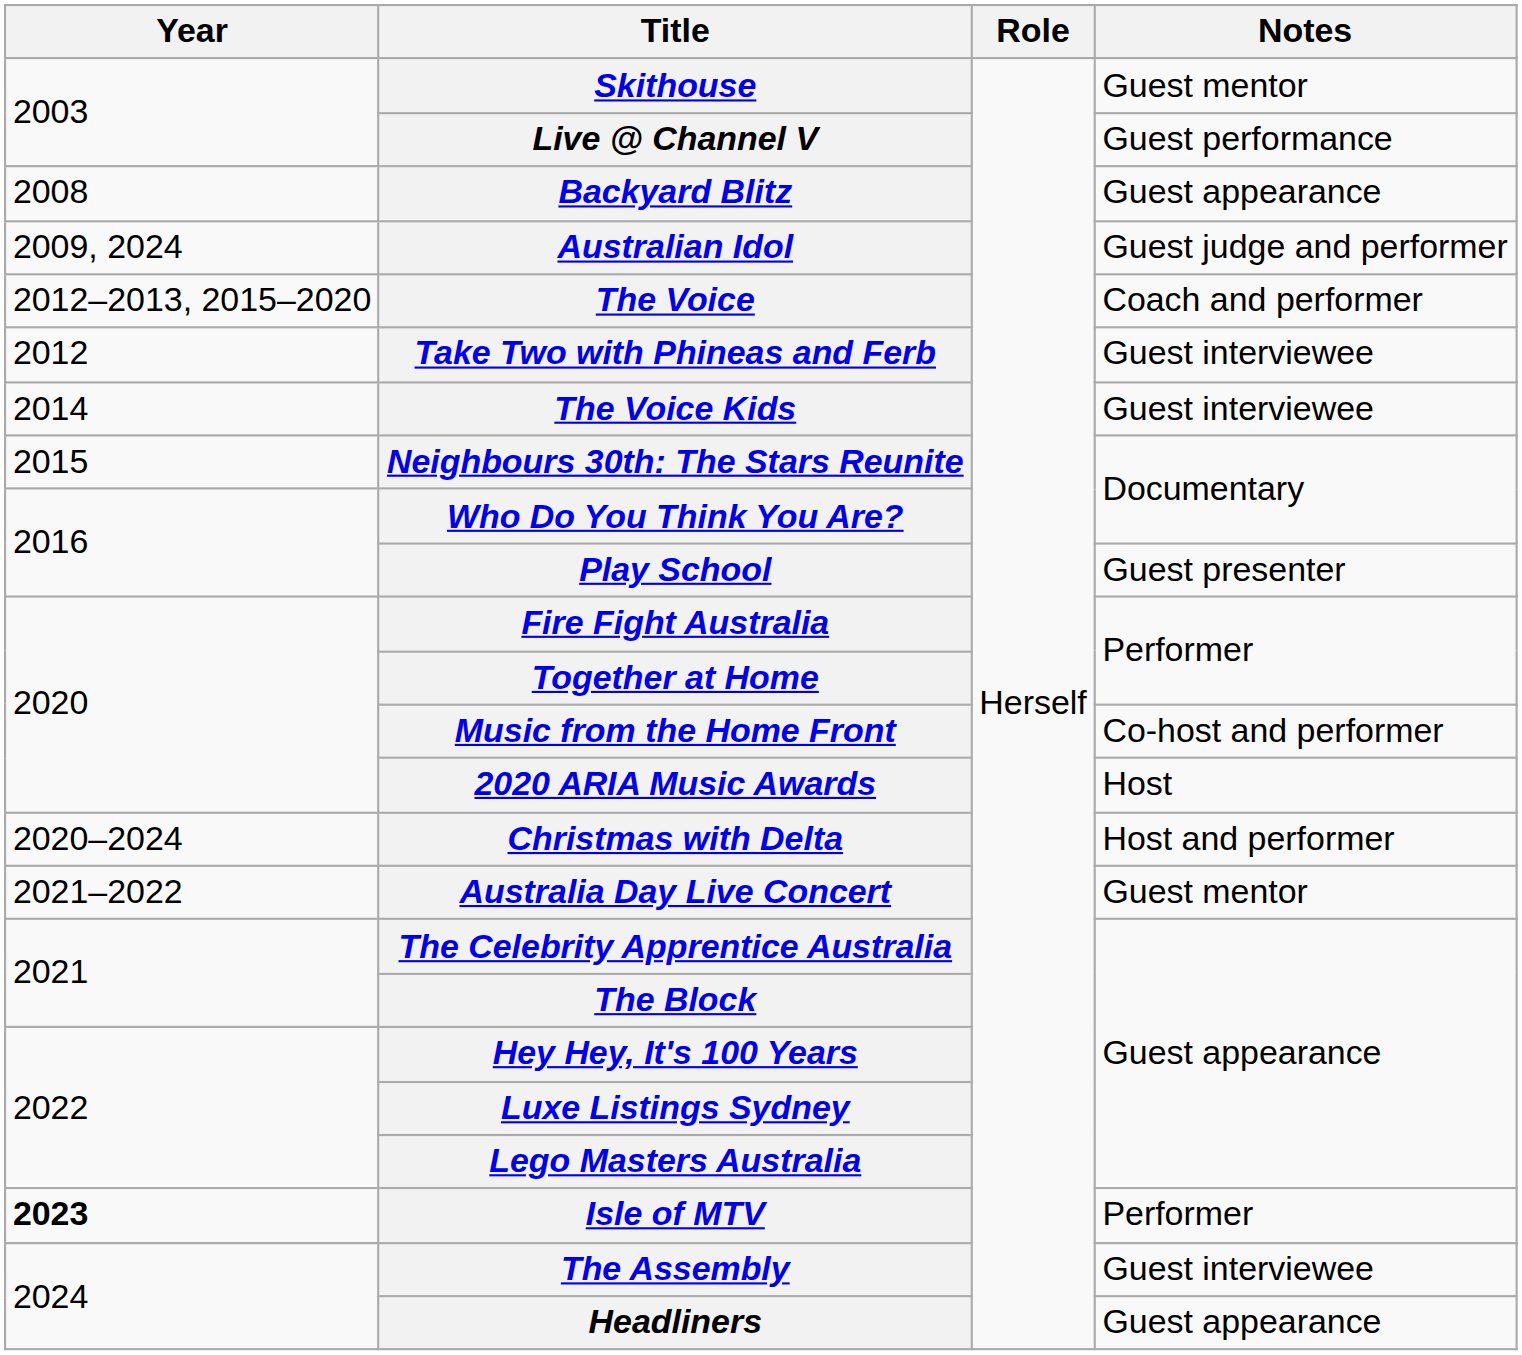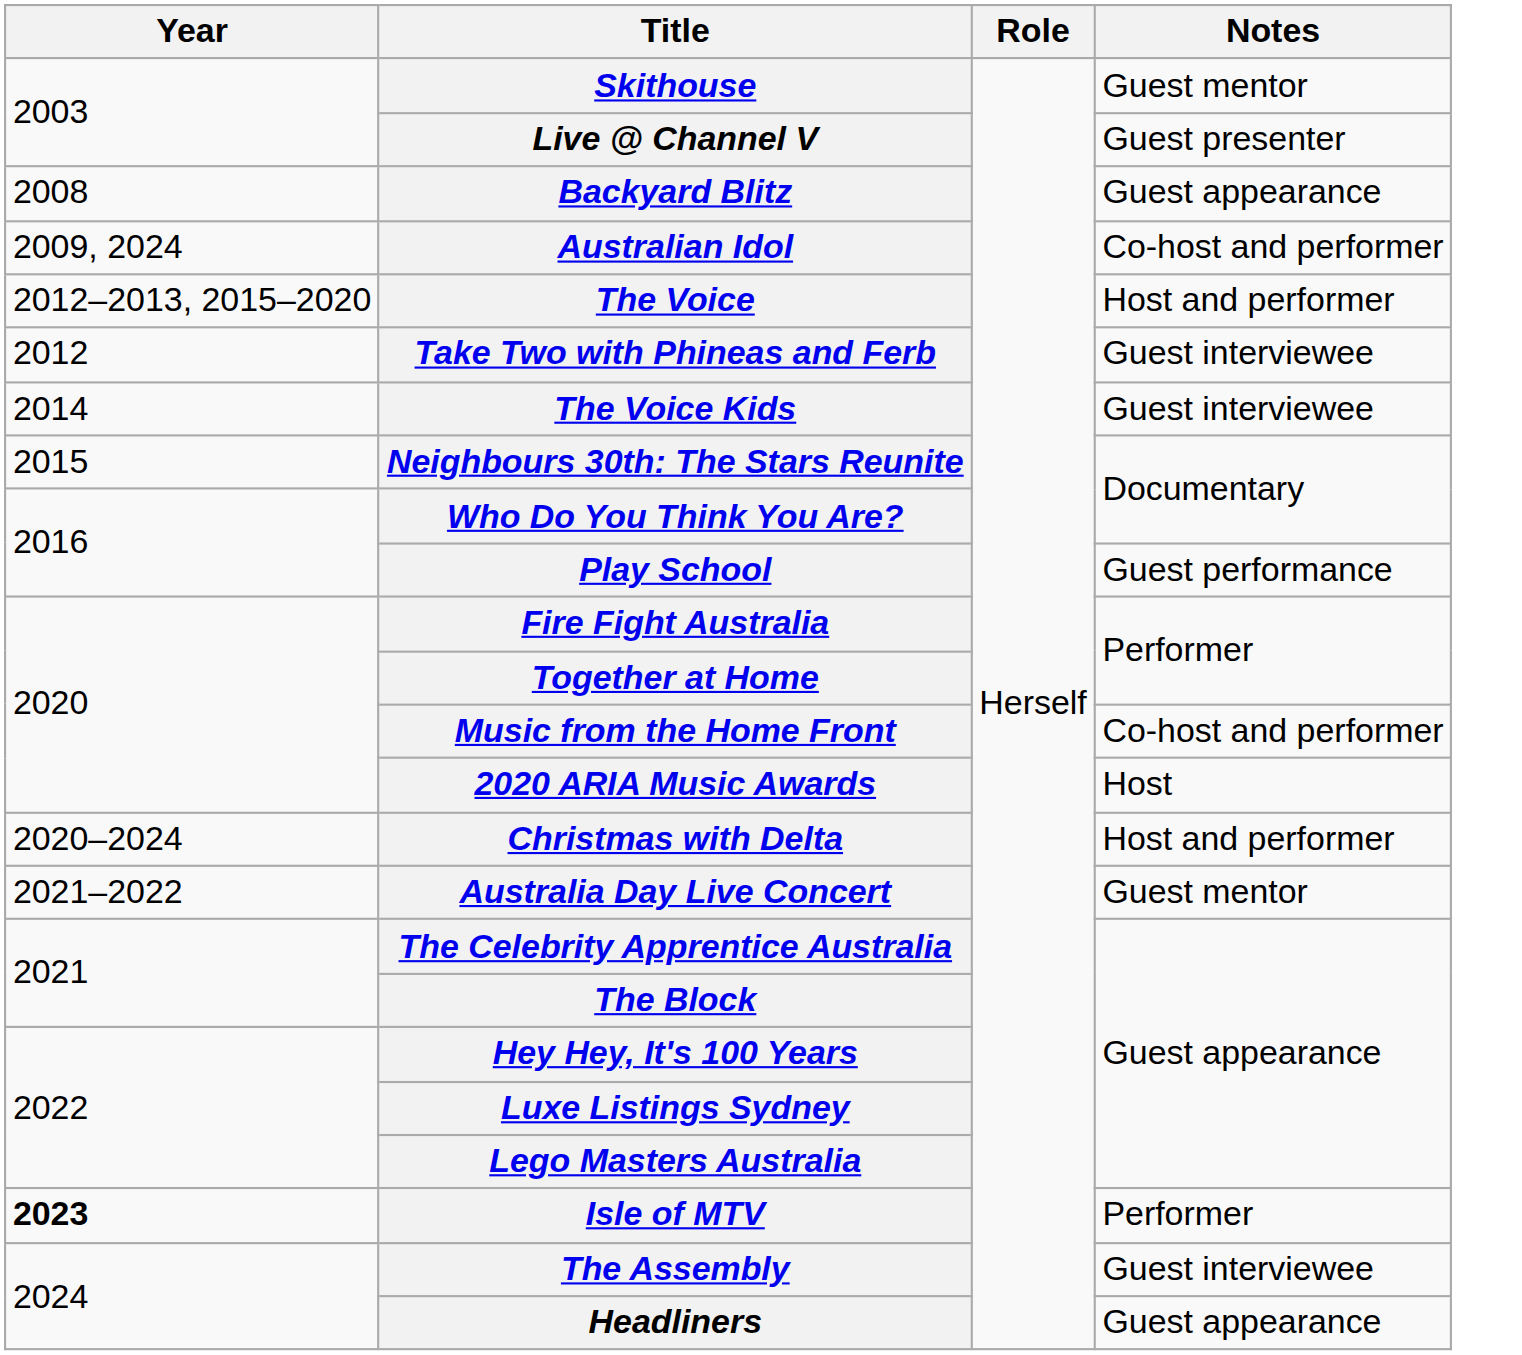(1248, 138) Guest performance -> (1224, 138) Guest presenter
(1305, 246) Guest judge and performer -> (1273, 246) Co-host and performer
(1263, 300) Coach and performer -> (1249, 300) Host and performer
(1224, 569) Guest presenter -> (1248, 569) Guest performance
